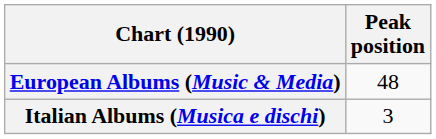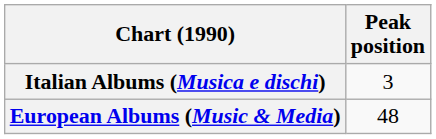rows swapped: (175, 81) <-> (175, 116)
